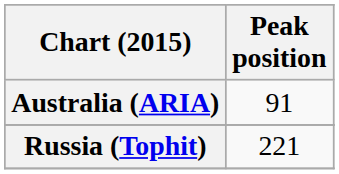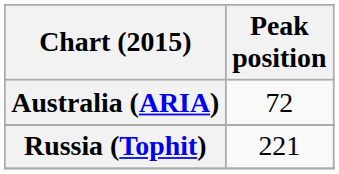(279, 102) 91 -> (279, 102) 72
